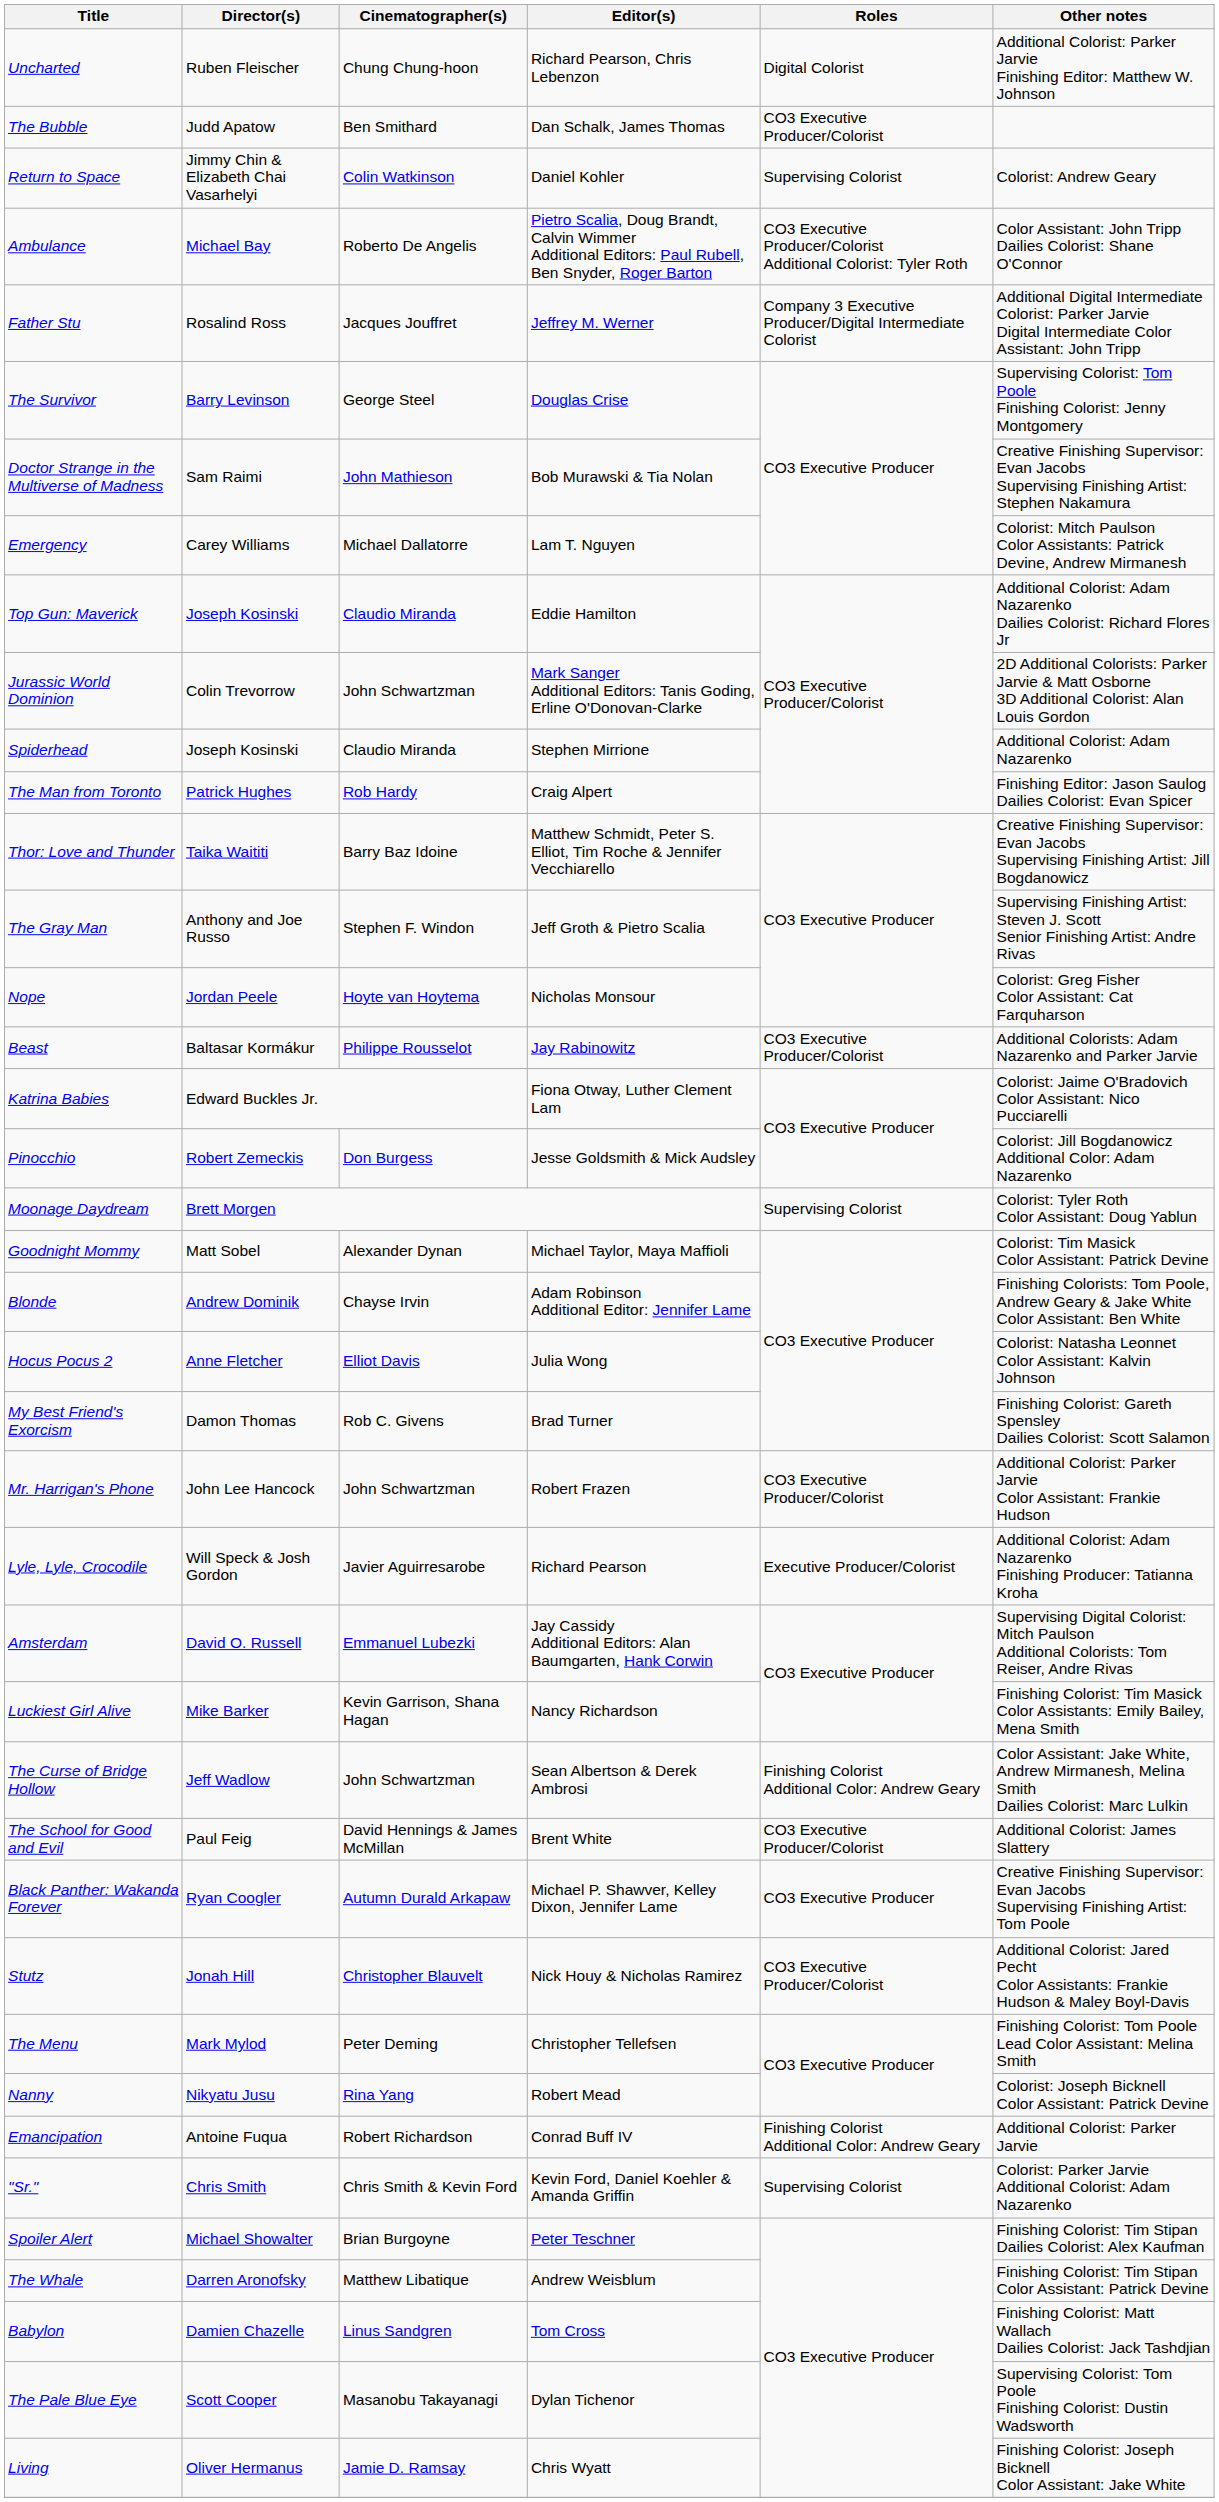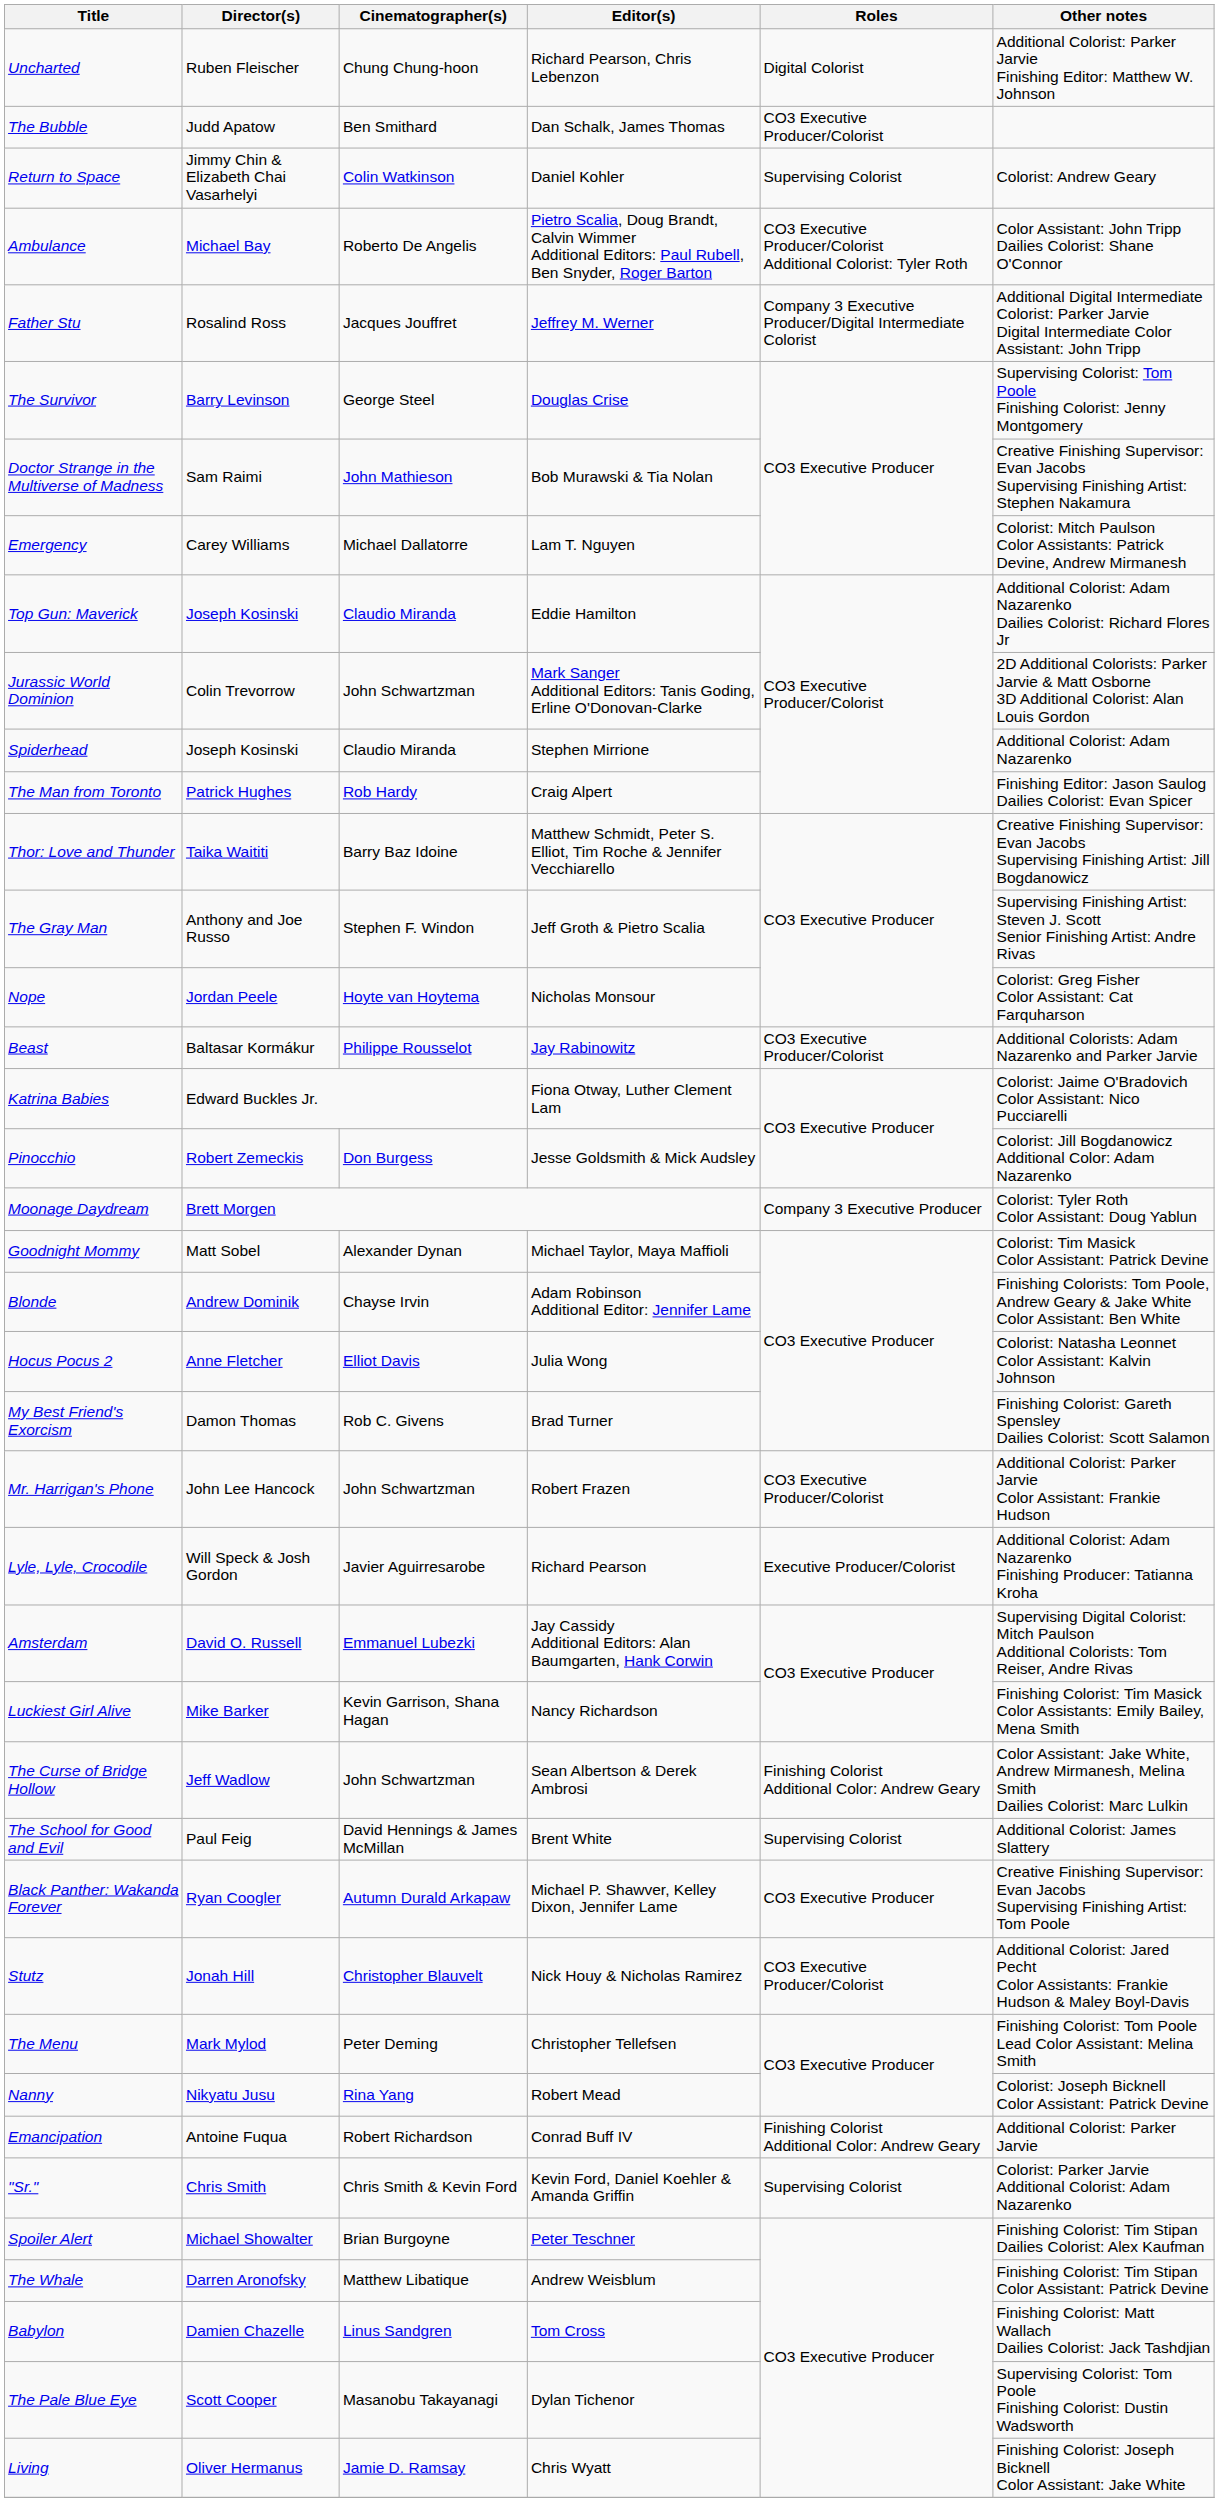(832, 1209) Supervising Colorist -> (873, 1209) Company 3 Executive Producer
(823, 1839) CO3 Executive Producer/Colorist -> (832, 1839) Supervising Colorist
